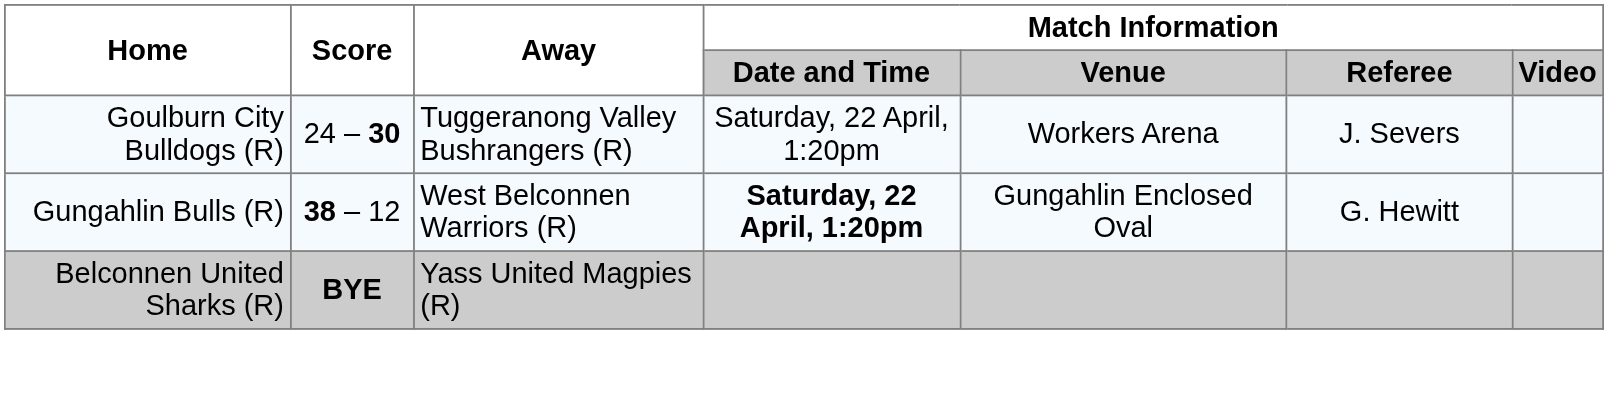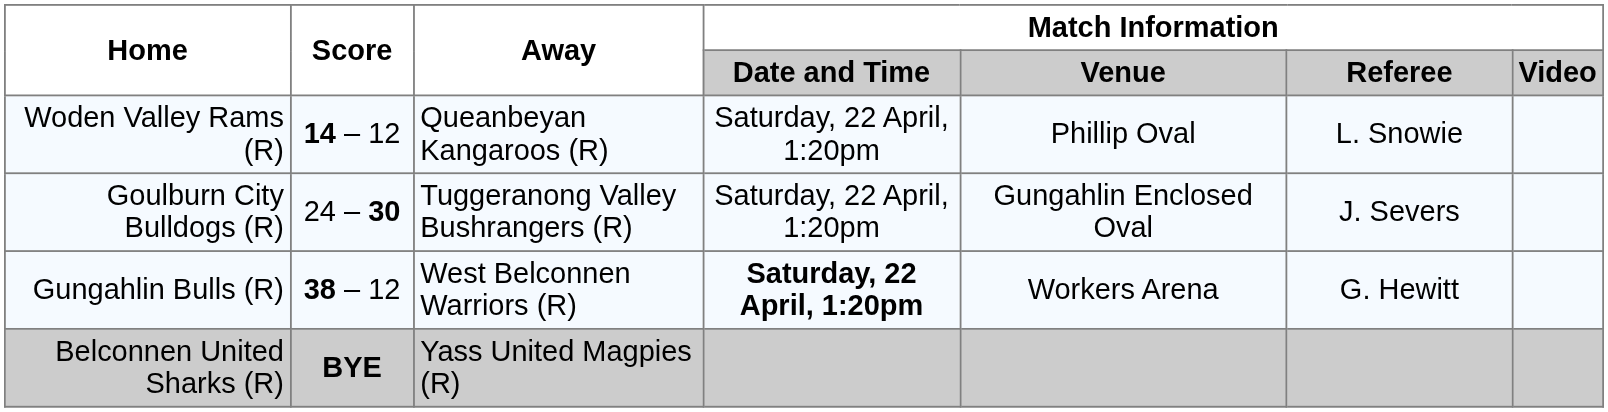+ row: (154, 133)
(1123, 133) Workers Arena -> (1123, 211) Gungahlin Enclosed Oval
(1123, 211) Gungahlin Enclosed Oval -> (1123, 289) Workers Arena
